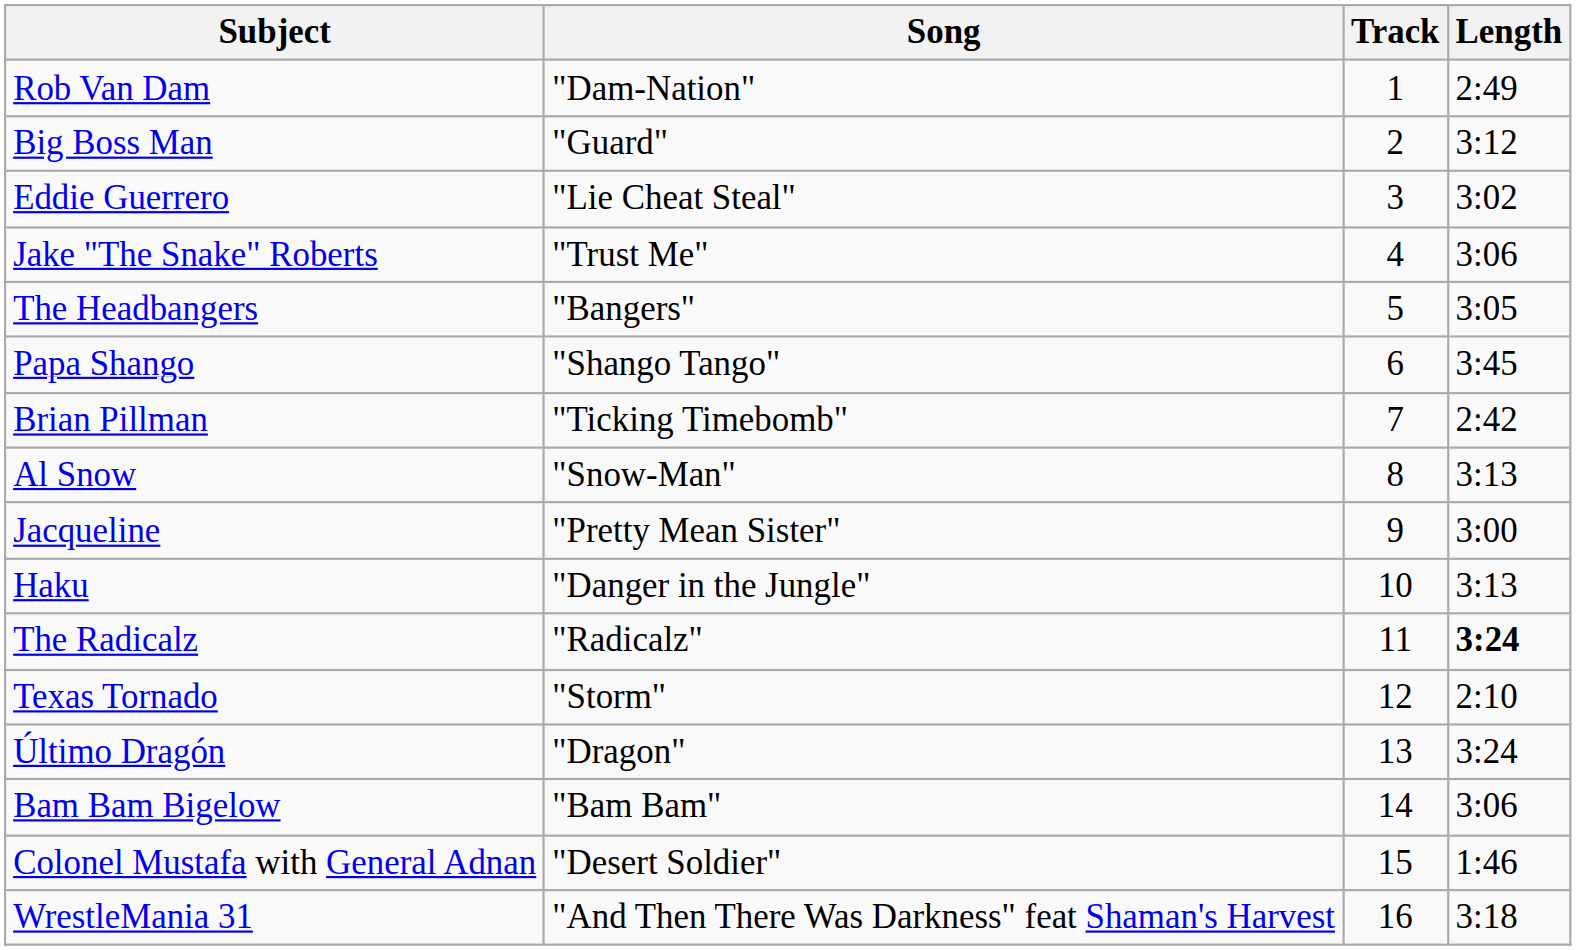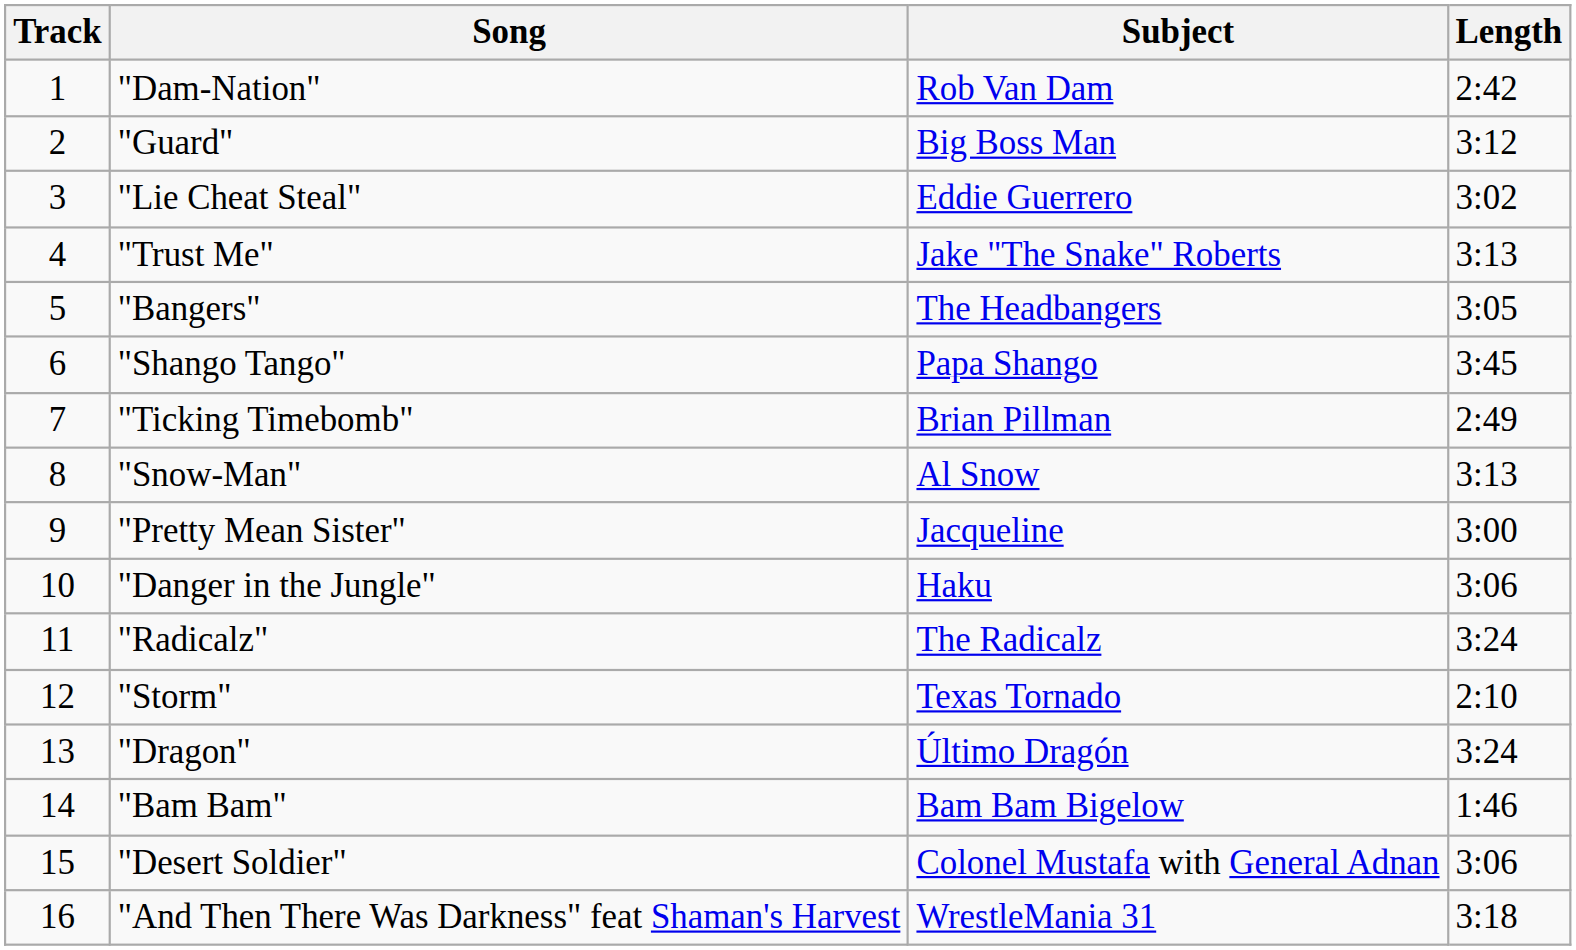columns swapped: (1395, 32) <-> (275, 32)
(1487, 87) 2:49 -> (1487, 87) 2:42
(1487, 253) 3:06 -> (1487, 253) 3:13
(1487, 419) 2:42 -> (1487, 419) 2:49
(1487, 585) 3:13 -> (1487, 585) 3:06
(1488, 640) bold -> (1487, 640) normal
(1487, 806) 3:06 -> (1487, 806) 1:46
(1487, 861) 1:46 -> (1487, 861) 3:06
